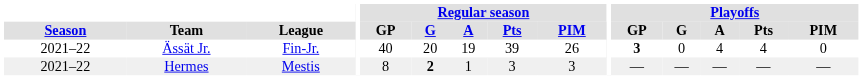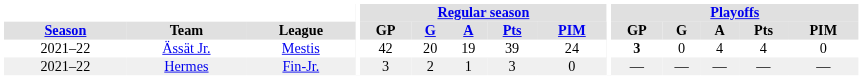(301, 48) Fin-Jr. -> (301, 48) Mestis
(386, 48) 40 -> (386, 48) 42
(572, 48) 26 -> (572, 48) 24
(301, 66) Mestis -> (301, 66) Fin-Jr.
(386, 66) 8 -> (386, 66) 3
(430, 66) bold -> (430, 66) normal
(572, 66) 3 -> (572, 66) 0
